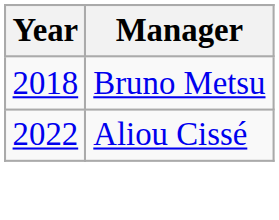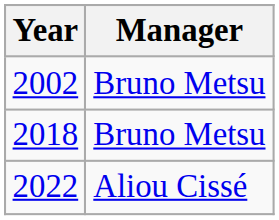+ row: (45, 82)
